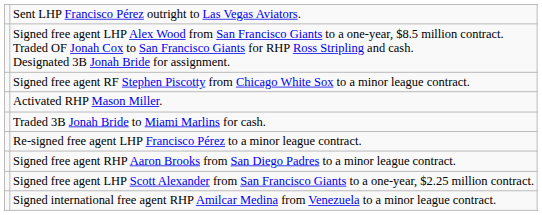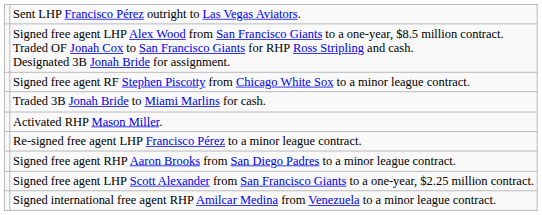rows swapped: (88, 101) <-> (139, 121)
